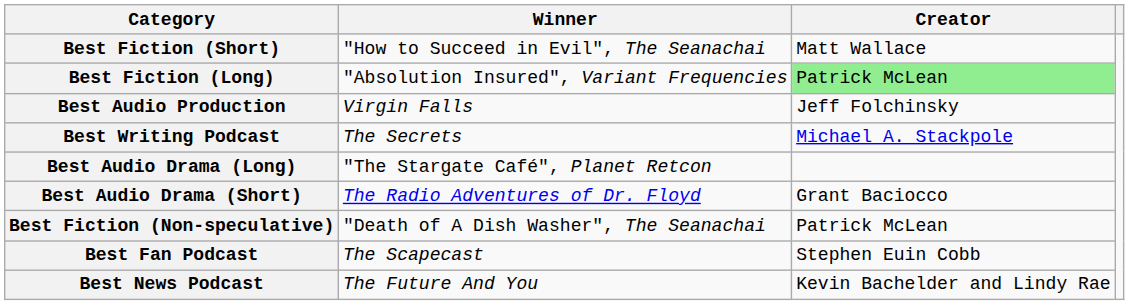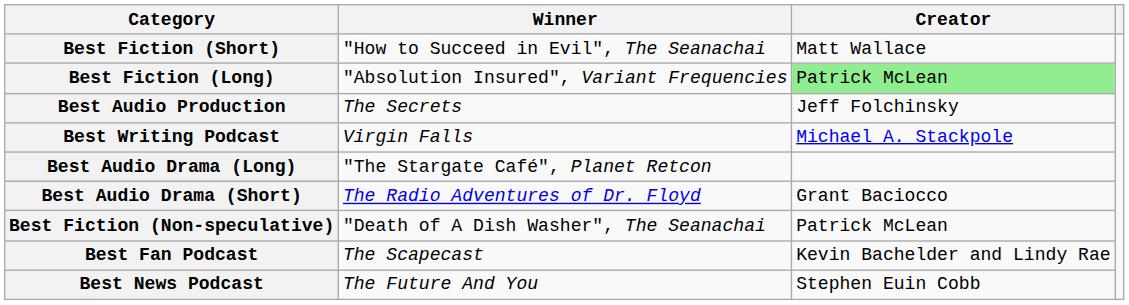(408, 108) Virgin Falls -> (403, 108) The Secrets
(403, 137) The Secrets -> (408, 137) Virgin Falls
(888, 255) Stephen Euin Cobb -> (953, 255) Kevin Bachelder and Lindy Rae
(953, 284) Kevin Bachelder and Lindy Rae -> (888, 284) Stephen Euin Cobb
